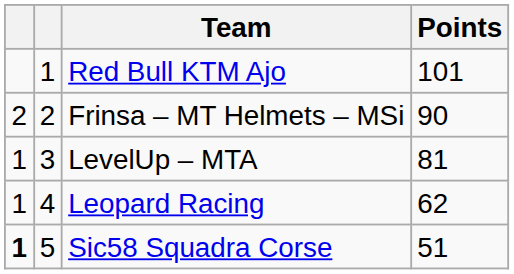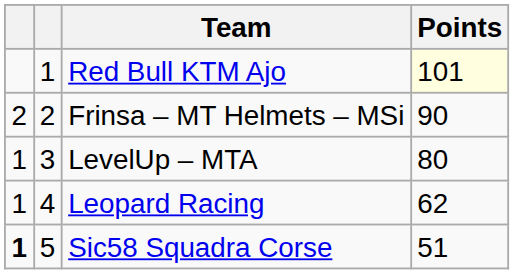(440, 71) no background -> (440, 71) lightyellow background
(433, 159) 81 -> (433, 159) 80
